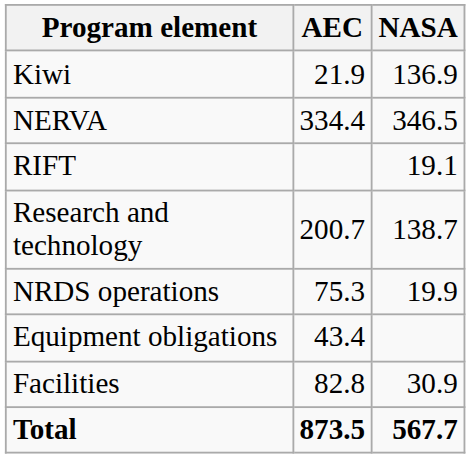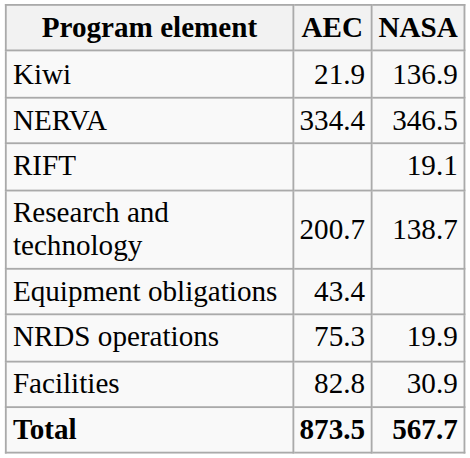rows swapped: (116, 291) <-> (145, 337)
